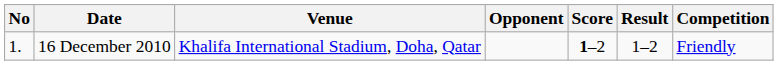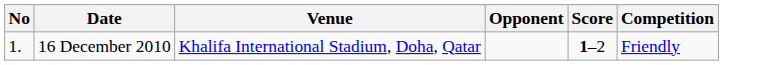- column: (645, 18)
